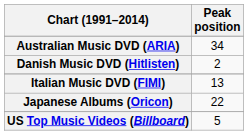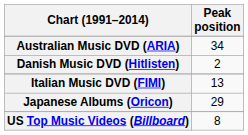(217, 102) 22 -> (217, 102) 29
(217, 121) 5 -> (217, 121) 8
